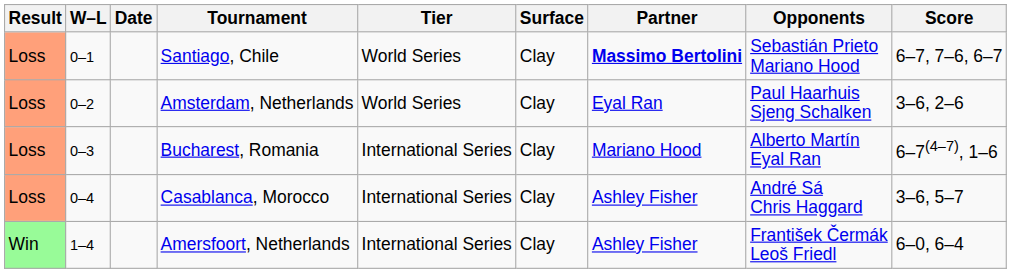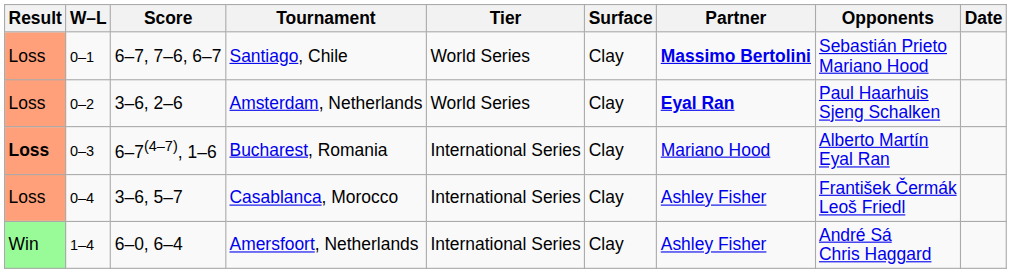columns swapped: (134, 18) <-> (949, 18)
(627, 103) normal -> (698, 103) bold
(27, 150) normal -> (29, 150) bold
(806, 197) André Sá Chris Haggard -> (888, 197) František Čermák Leoš Friedl
(819, 244) František Čermák Leoš Friedl -> (875, 244) André Sá Chris Haggard
